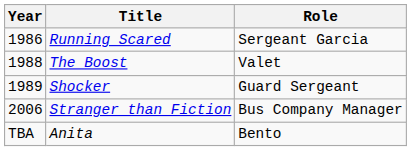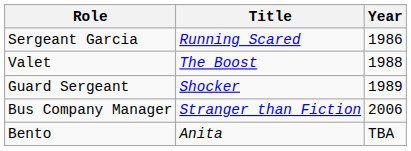columns swapped: (25, 16) <-> (320, 16)
